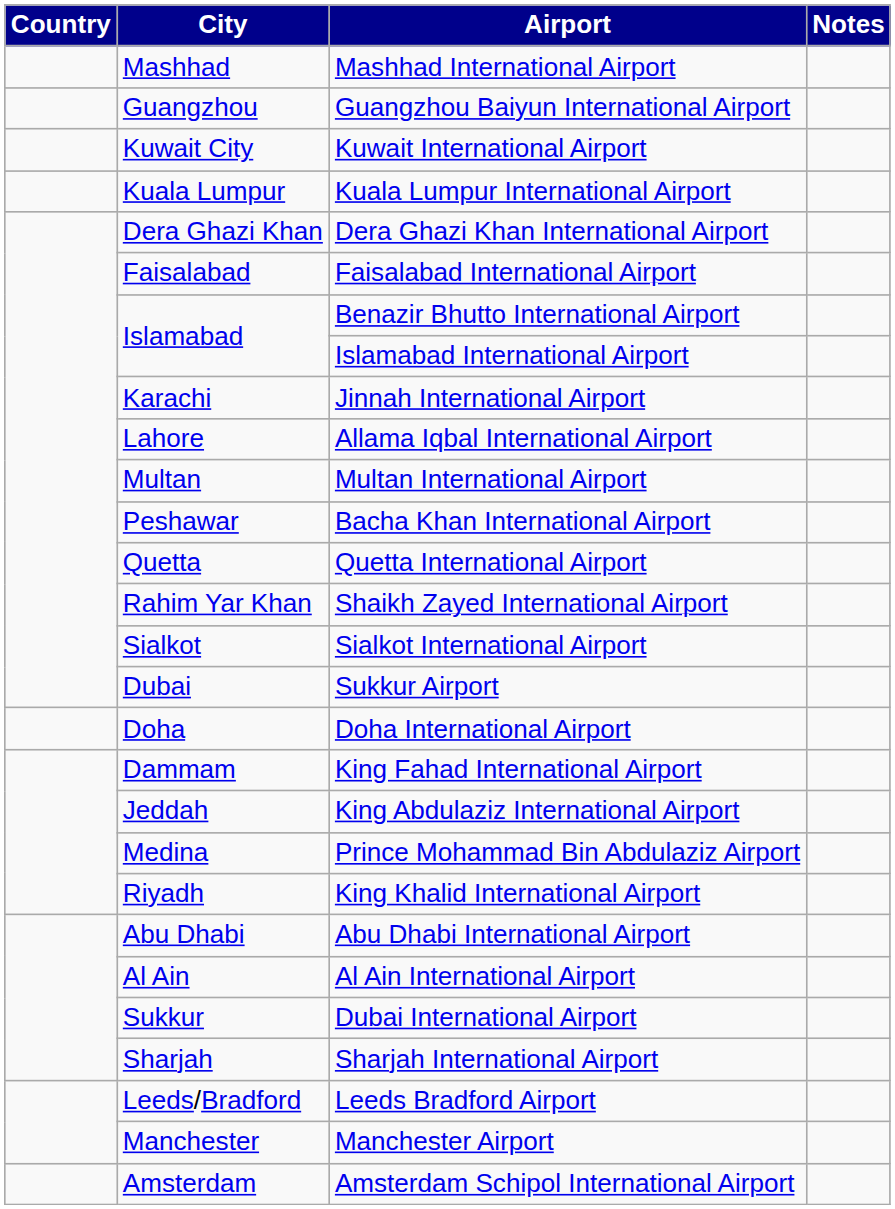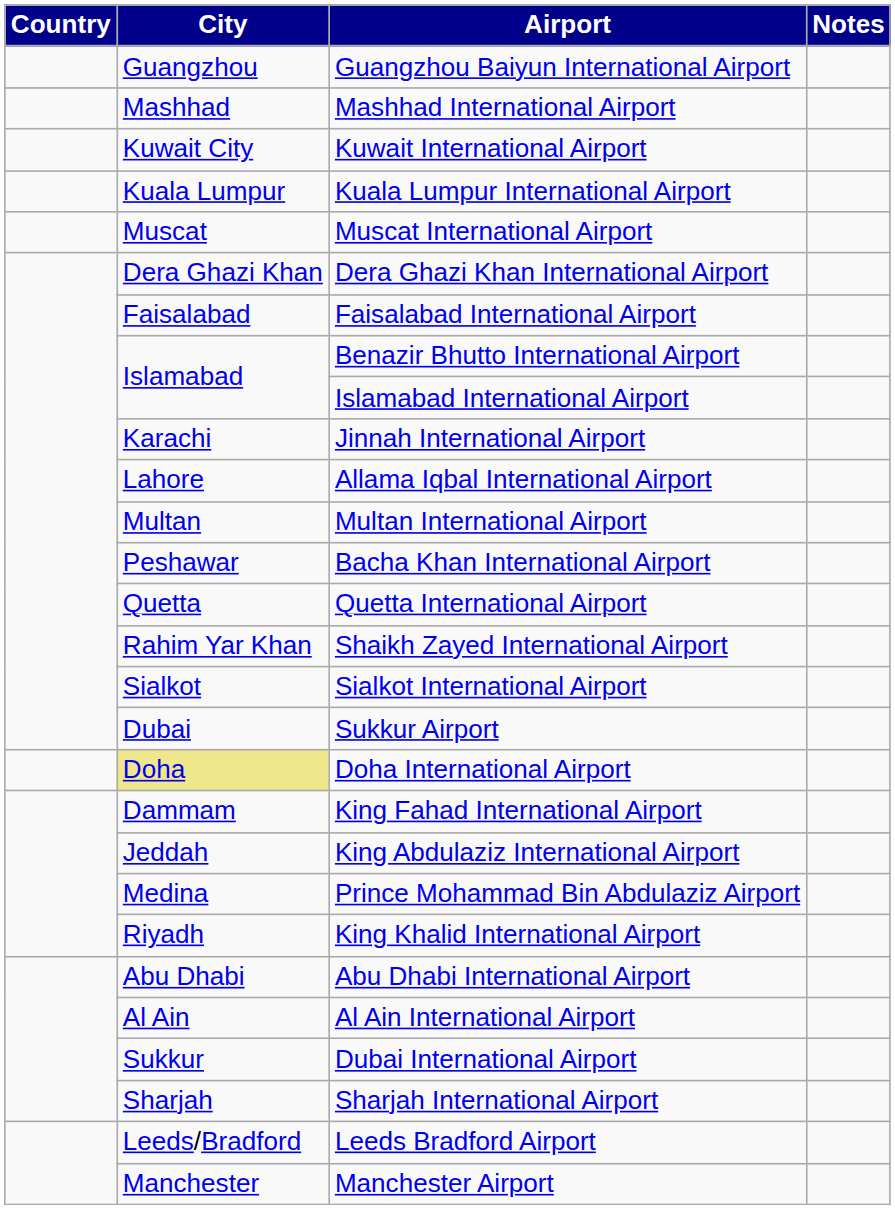rows swapped: (563, 107) <-> (505, 66)
+ row: (494, 231)
(154, 728) no background -> (154, 769) khaki background
- row: (565, 1183)
